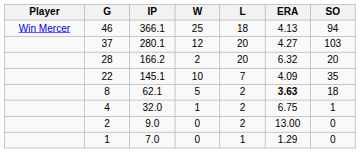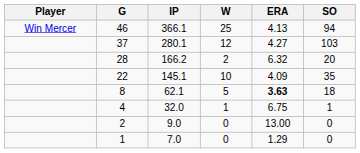- column: (243, 12)
